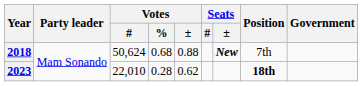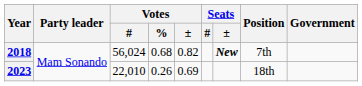(129, 52) 50,624 -> (129, 52) 56,024
(188, 52) 0.88 -> (188, 52) 0.82
(162, 71) 0.28 -> (162, 71) 0.26
(188, 71) 0.62 -> (188, 71) 0.69
(264, 71) bold -> (264, 71) normal
